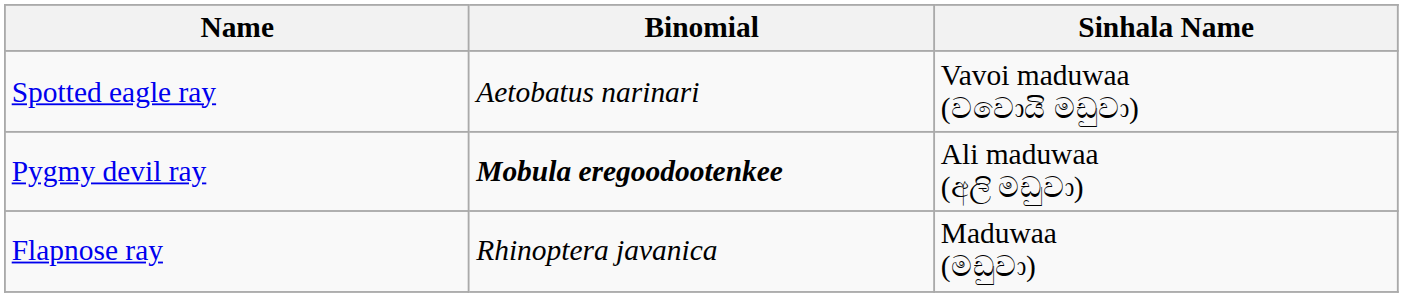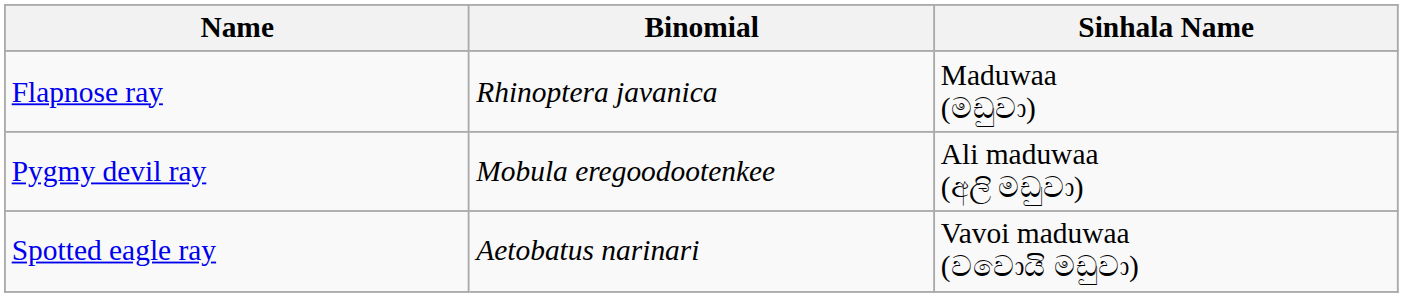rows swapped: (114, 91) <-> (87, 250)
(630, 170) bold -> (626, 170) normal
